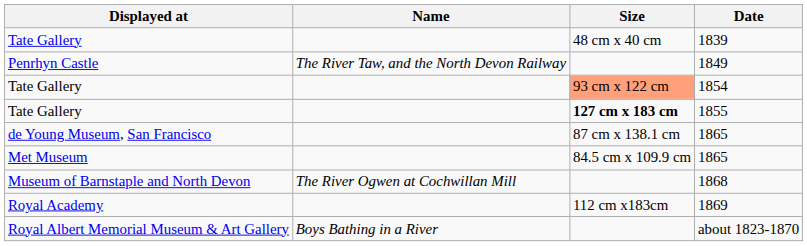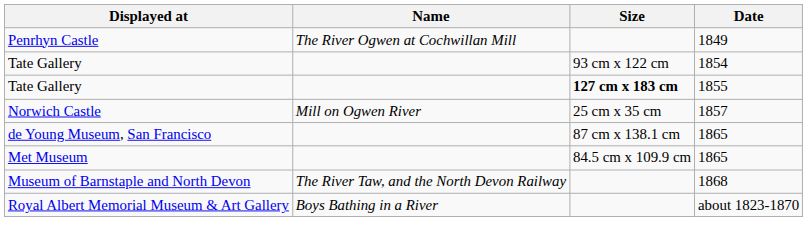- row: (45, 39)
(431, 63) The River Taw, and the North Devon Railway -> (406, 39) The River Ogwen at Cochwillan Mill
(621, 87) lightsalmon background -> (621, 63) no background
+ row: (54, 110)
(406, 181) The River Ogwen at Cochwillan Mill -> (431, 181) The River Taw, and the North Devon Railway
- row: (56, 205)
